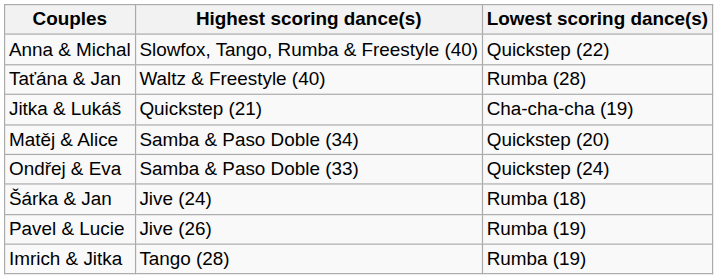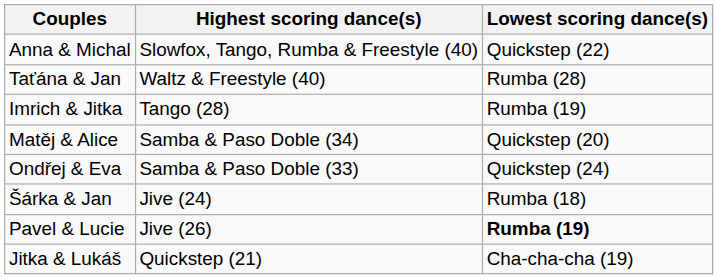rows swapped: (66, 259) <-> (65, 109)
(537, 229) normal -> (538, 229) bold
